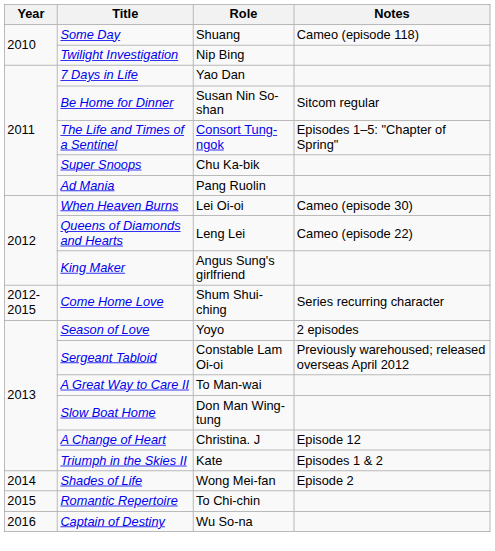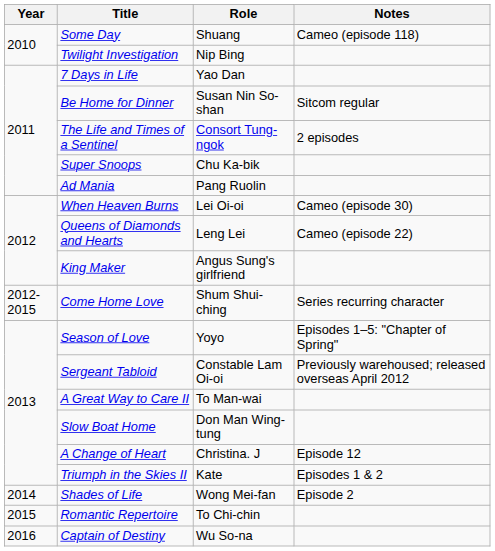(371, 137) Episodes 1–5: "Chapter of Spring" -> (328, 137) 2 episodes
(328, 330) 2 episodes -> (371, 337) Episodes 1–5: "Chapter of Spring"
